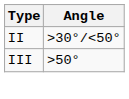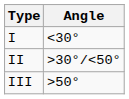+ row: (12, 38)
